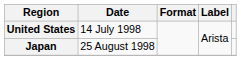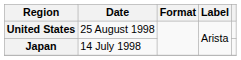(111, 30) 14 July 1998 -> (118, 30) 25 August 1998
(118, 47) 25 August 1998 -> (111, 47) 14 July 1998
